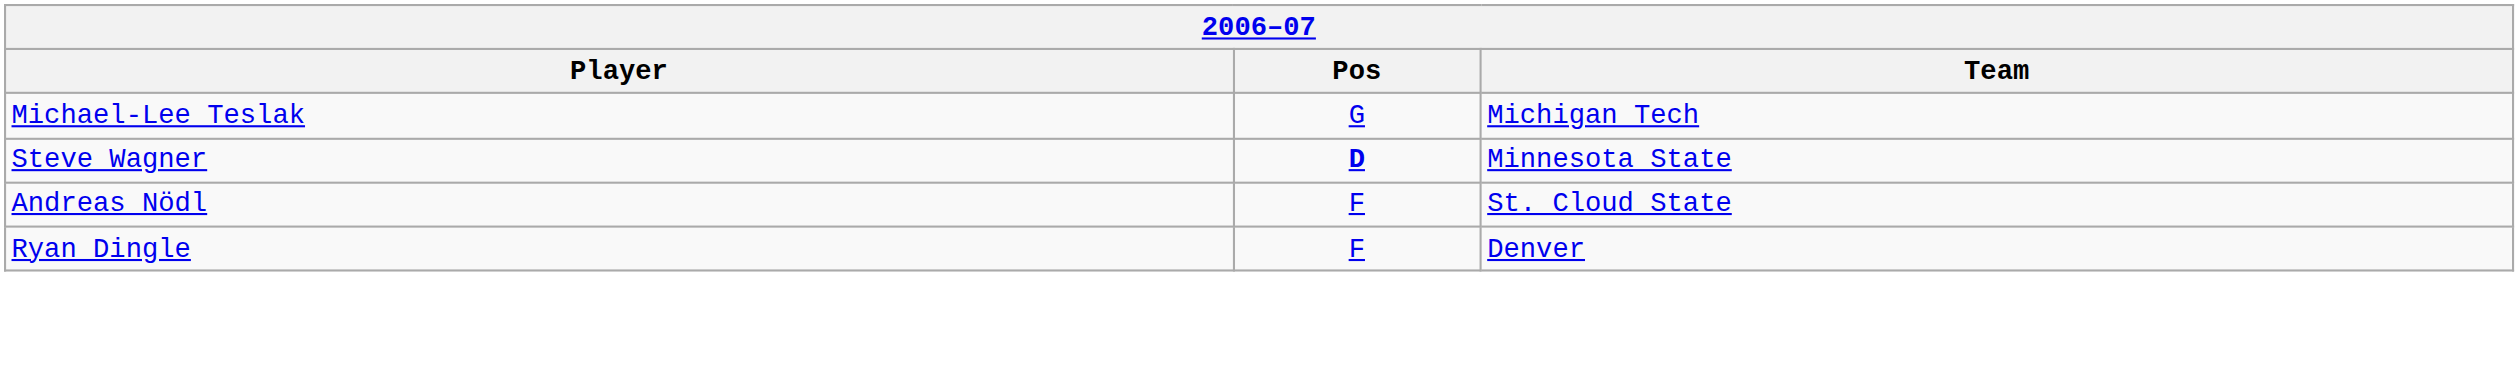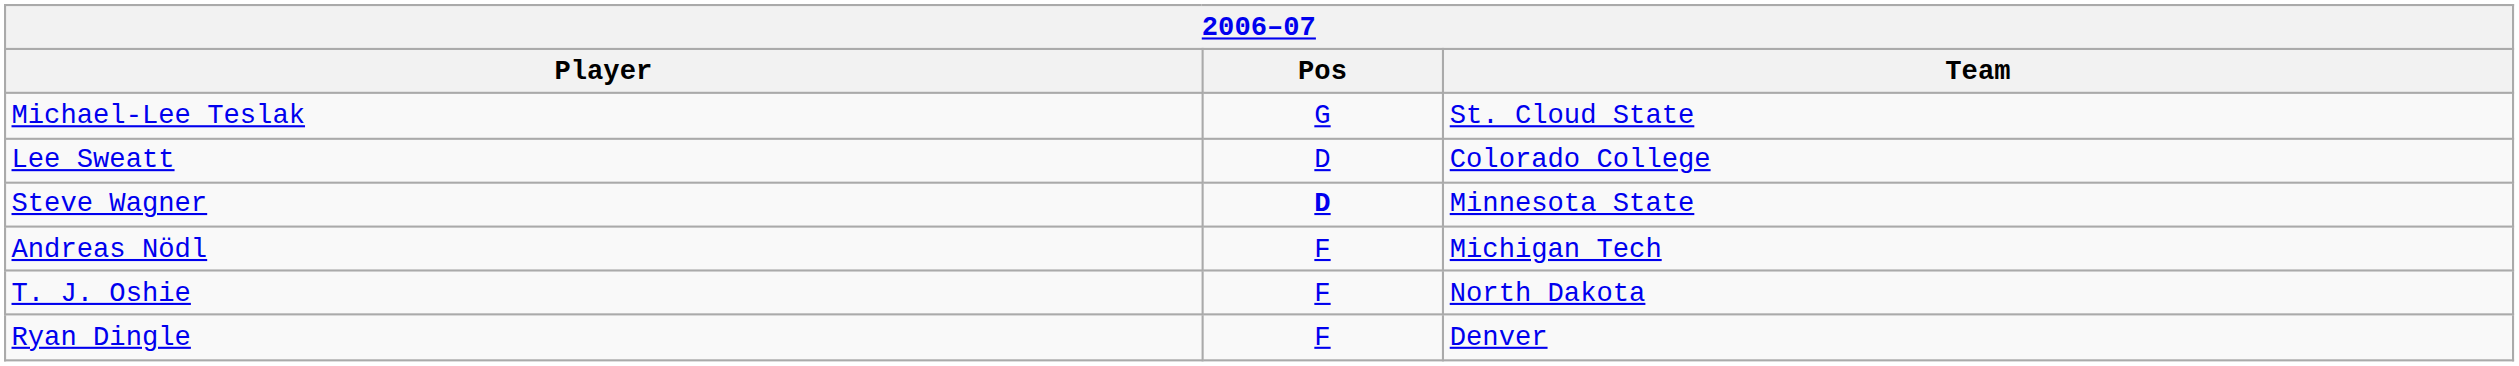(1593, 116) Michigan Tech -> (1572, 116) St. Cloud State
+ row: (93, 160)
(1609, 204) St. Cloud State -> (1556, 249) Michigan Tech
+ row: (101, 293)
